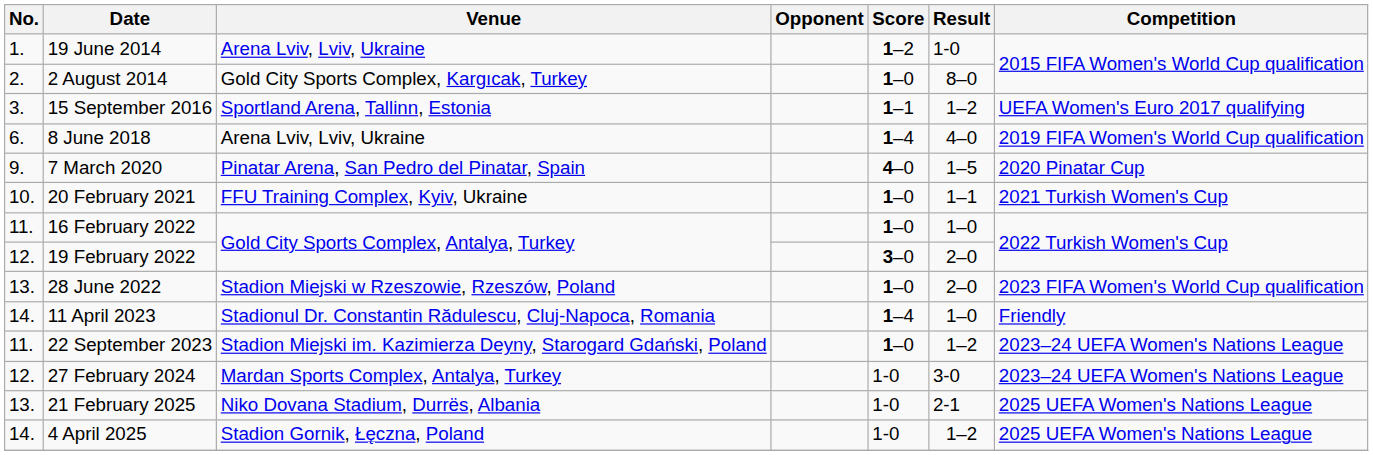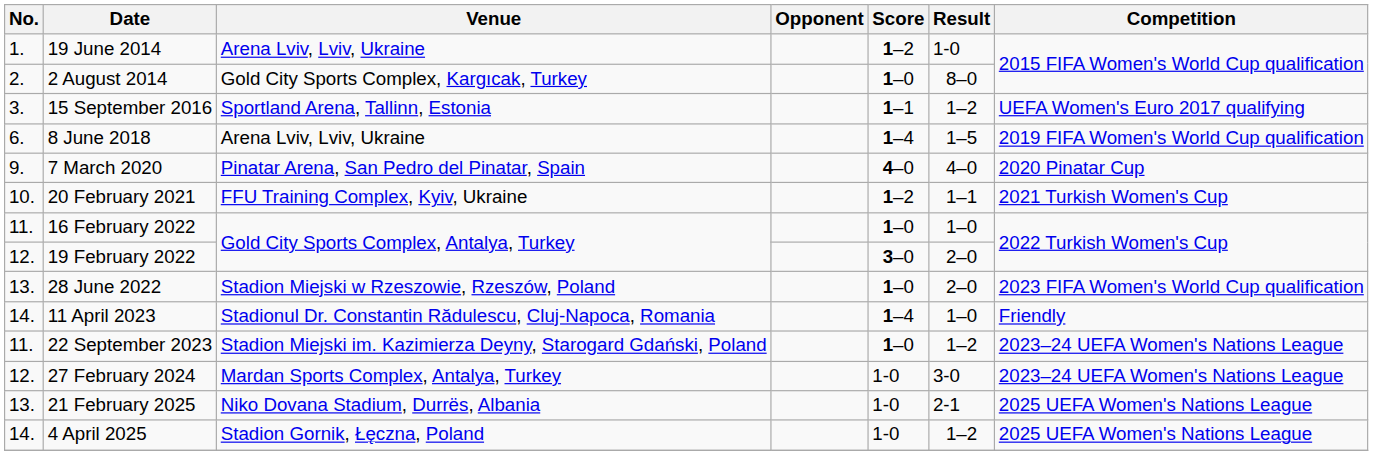(962, 138) 4–0 -> (962, 138) 1–5
(962, 167) 1–5 -> (962, 167) 4–0
(898, 197) 1–0 -> (898, 197) 1–2
